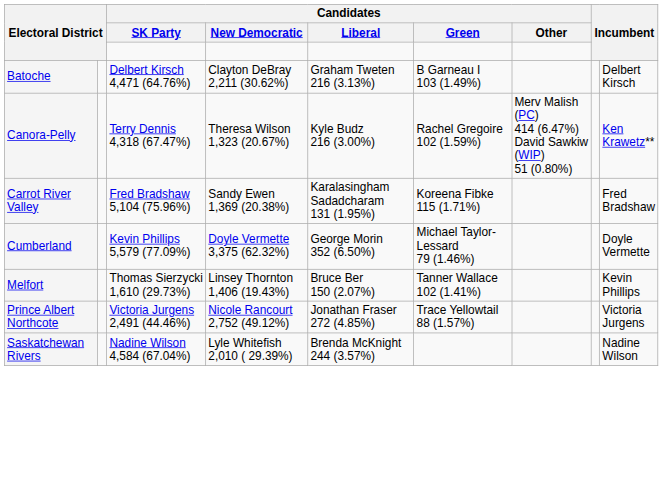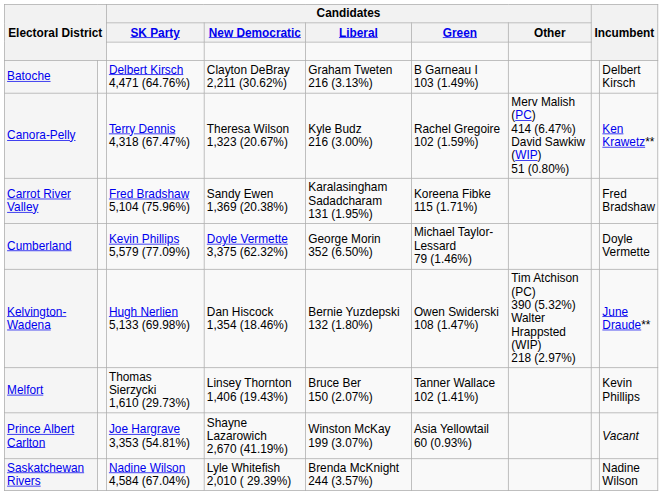+ row: (37, 318)
+ row: (41, 435)
- row: (41, 317)
